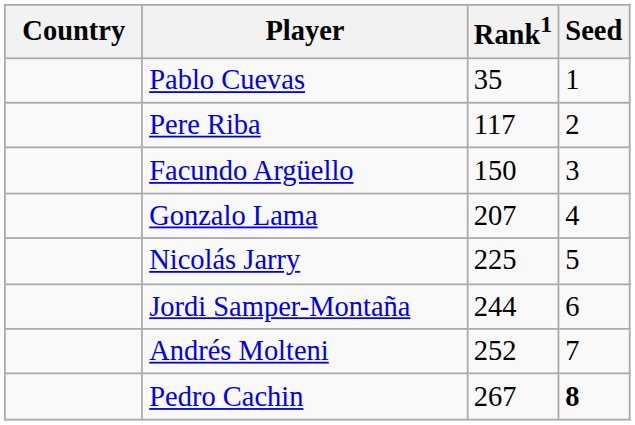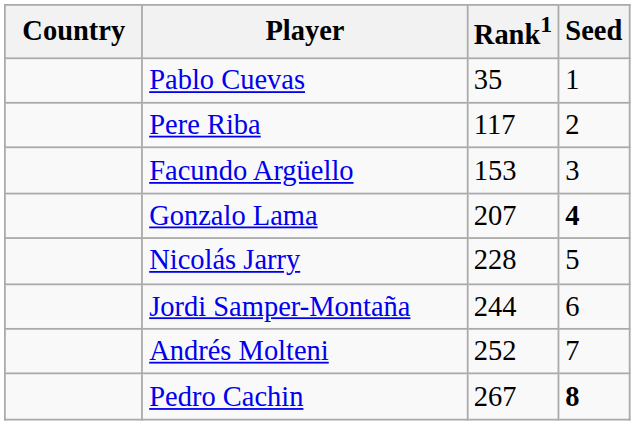(495, 170) 150 -> (495, 170) 153
(572, 215) normal -> (572, 215) bold
(495, 260) 225 -> (495, 260) 228
